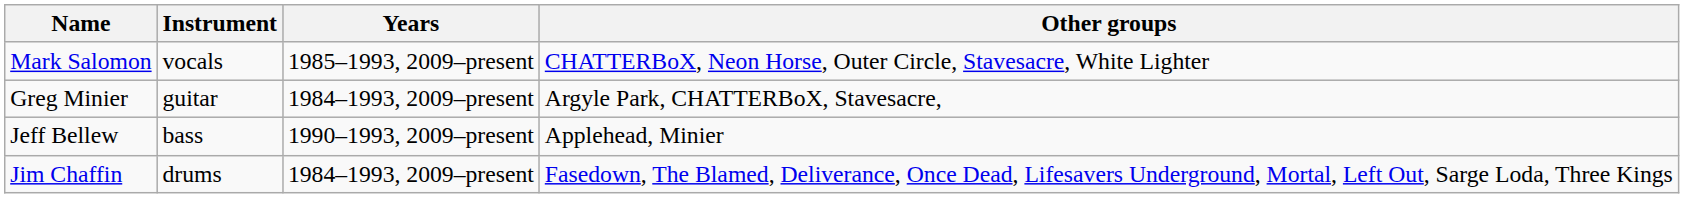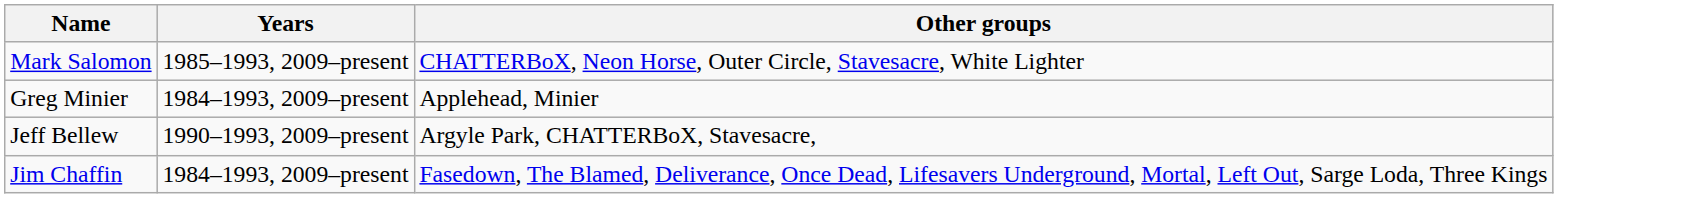- column: (220, 23)
(743, 98) Argyle Park, CHATTERBoX, Stavesacre, -> (509, 98) Applehead, Minier
(634, 135) Applehead, Minier -> (618, 135) Argyle Park, CHATTERBoX, Stavesacre,
